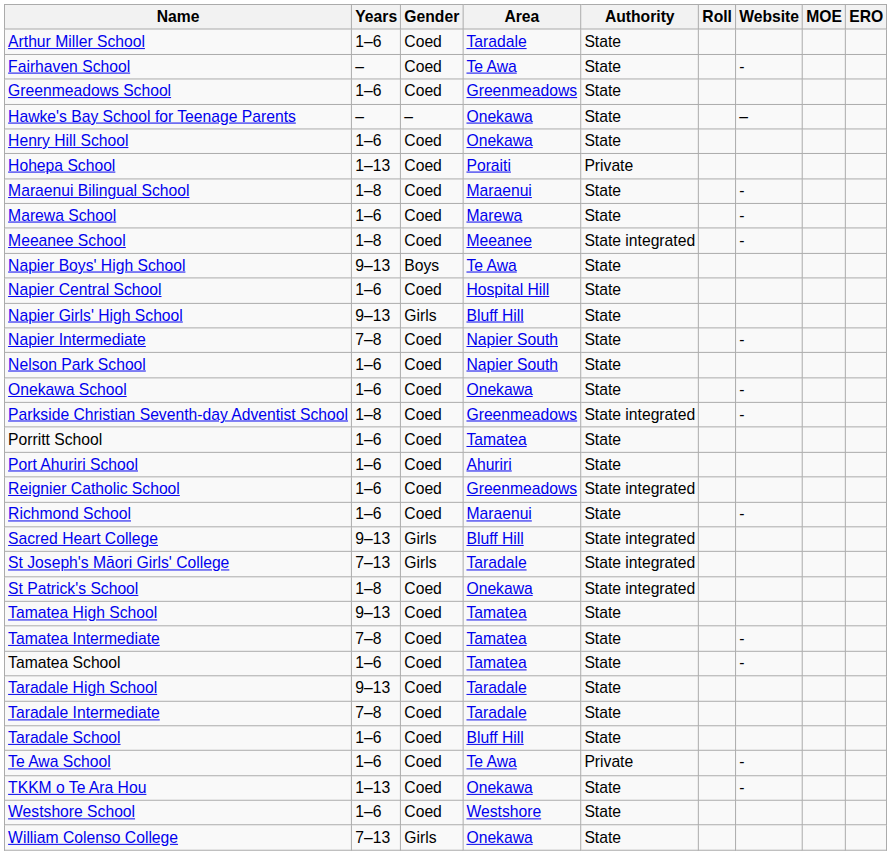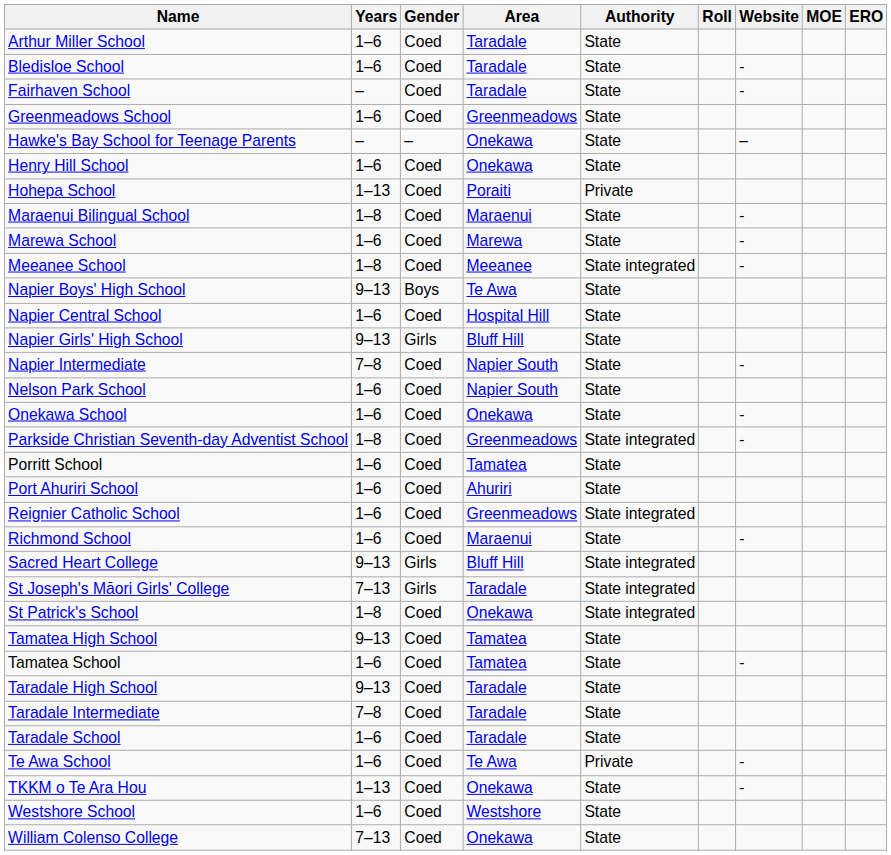+ row: (66, 66)
(492, 66) Te Awa -> (497, 91) Taradale
- row: (84, 638)
(495, 738) Bluff Hill -> (497, 738) Taradale
(420, 837) Girls -> (423, 837) Coed
